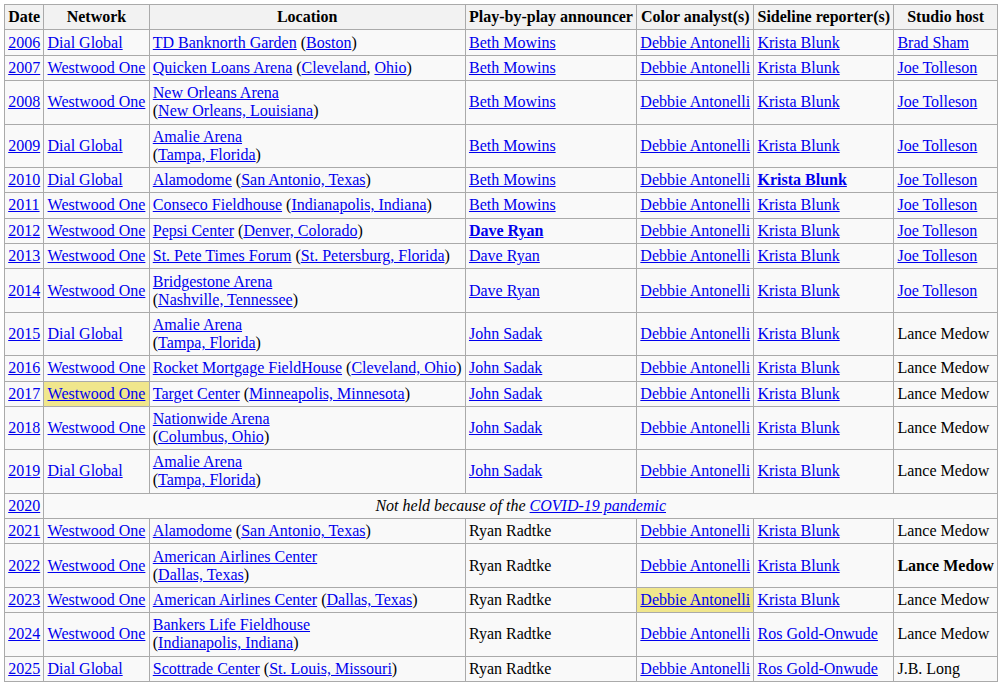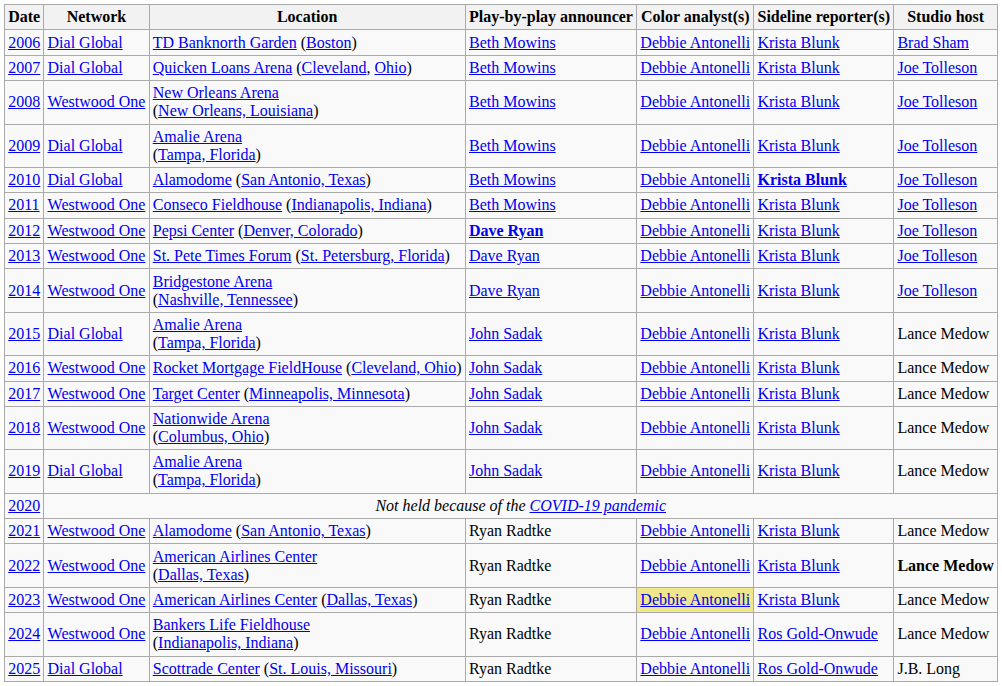(96, 67) Westwood One -> (85, 67) Dial Global
(96, 393) khaki background -> (96, 393) no background
